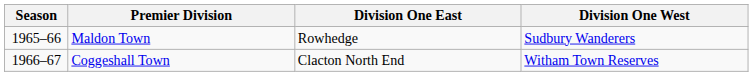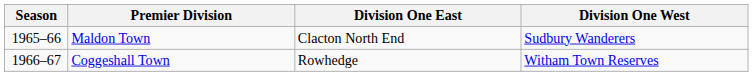(328, 37) Rowhedge -> (351, 37) Clacton North End
(351, 60) Clacton North End -> (328, 60) Rowhedge
